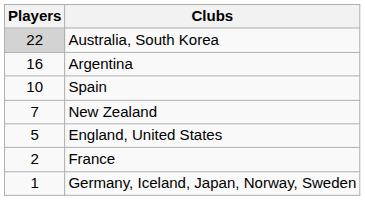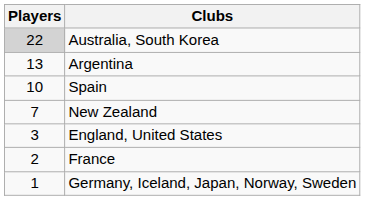(35, 64) 16 -> (35, 64) 13
(35, 135) 5 -> (35, 135) 3
